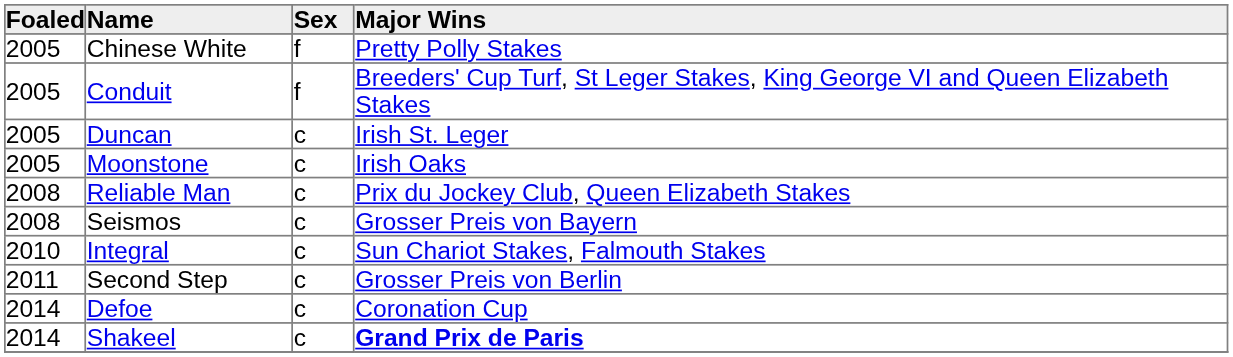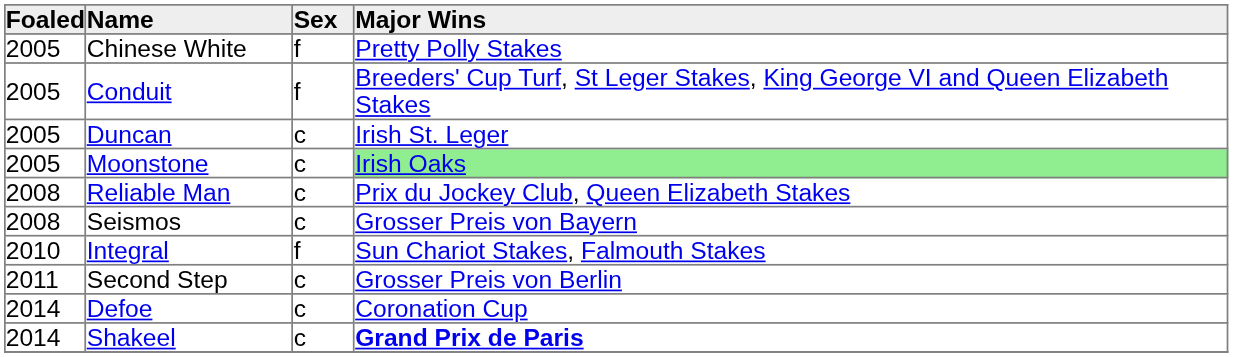(411, 163) no background -> (411, 163) lightgreen background
(300, 250) c -> (297, 250) f
